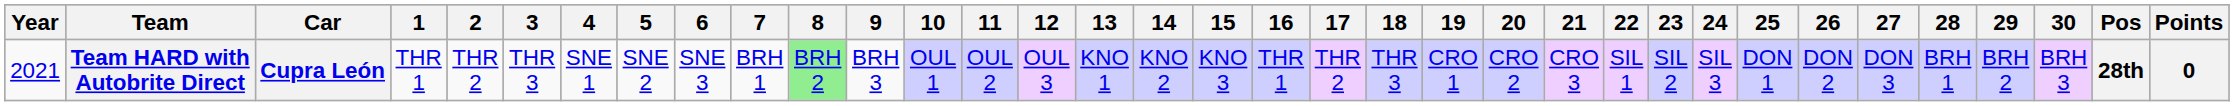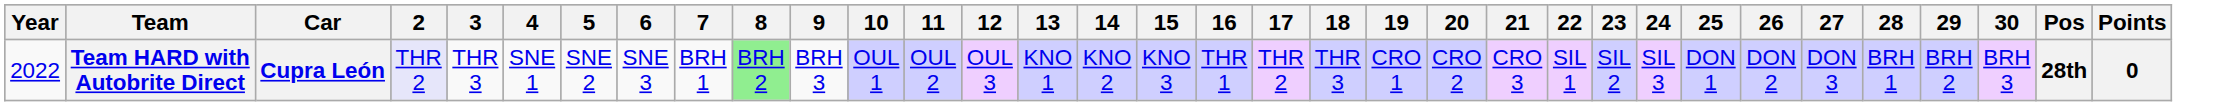- column: (419, 22)
(35, 70) 2021 -> (35, 70) 2022
(475, 70) no background -> (419, 70) lavender background
